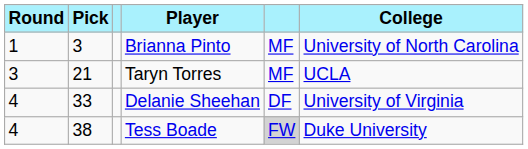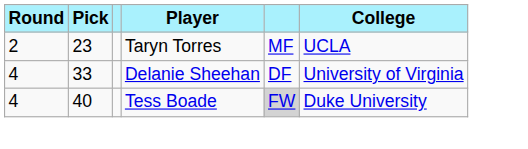- row: (178, 46)
(14, 74) 3 -> (14, 46) 2
(82, 74) 21 -> (82, 46) 23
(82, 130) 38 -> (82, 102) 40
